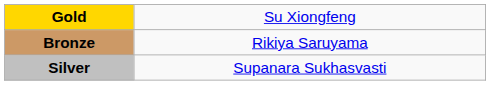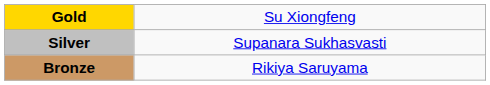rows swapped: (69, 67) <-> (69, 41)
